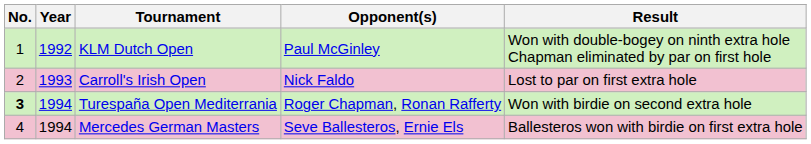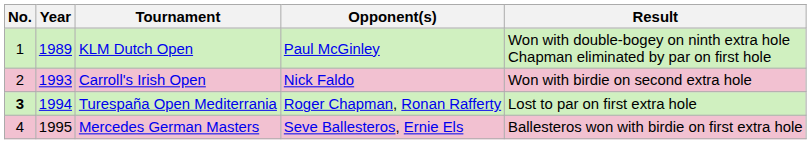(55, 48) 1992 -> (55, 48) 1989
(602, 80) Lost to par on first extra hole -> (630, 80) Won with birdie on second extra hole
(630, 104) Won with birdie on second extra hole -> (602, 104) Lost to par on first extra hole
(55, 127) 1994 -> (55, 127) 1995
